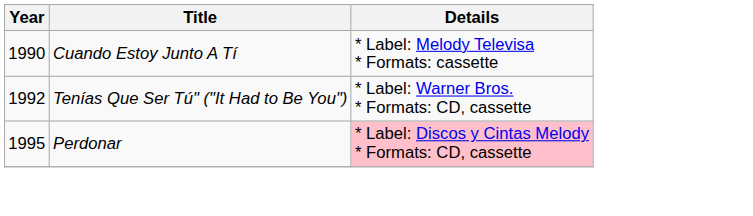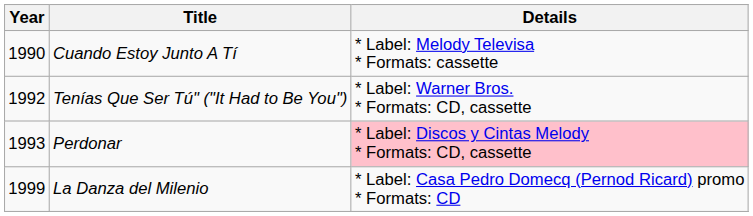(27, 143) 1995 -> (27, 143) 1993
+ row: (131, 188)
